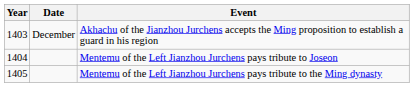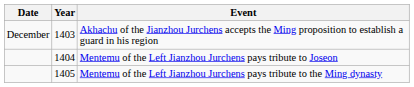columns swapped: (17, 12) <-> (54, 12)
